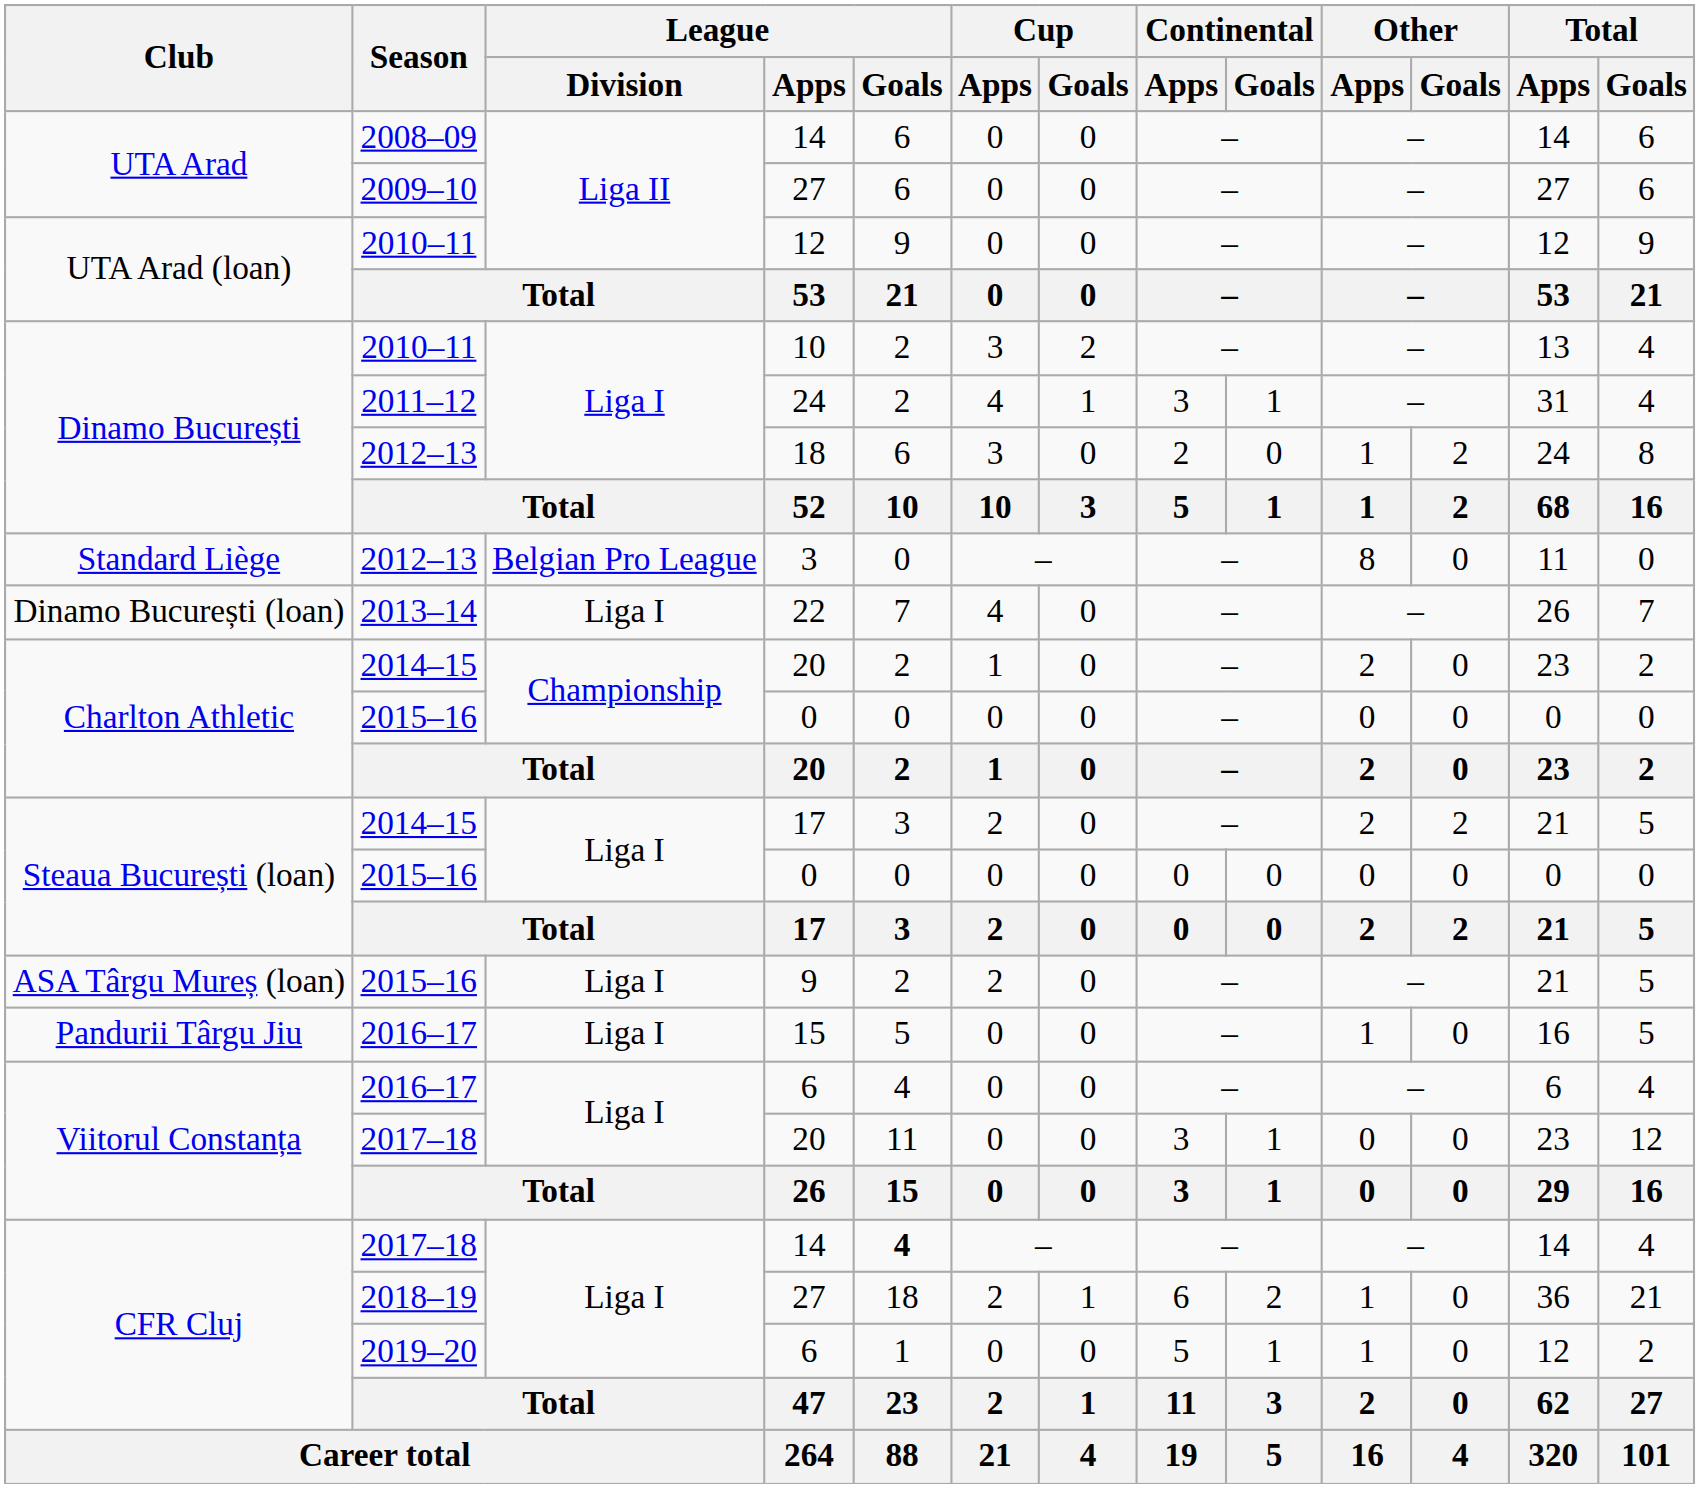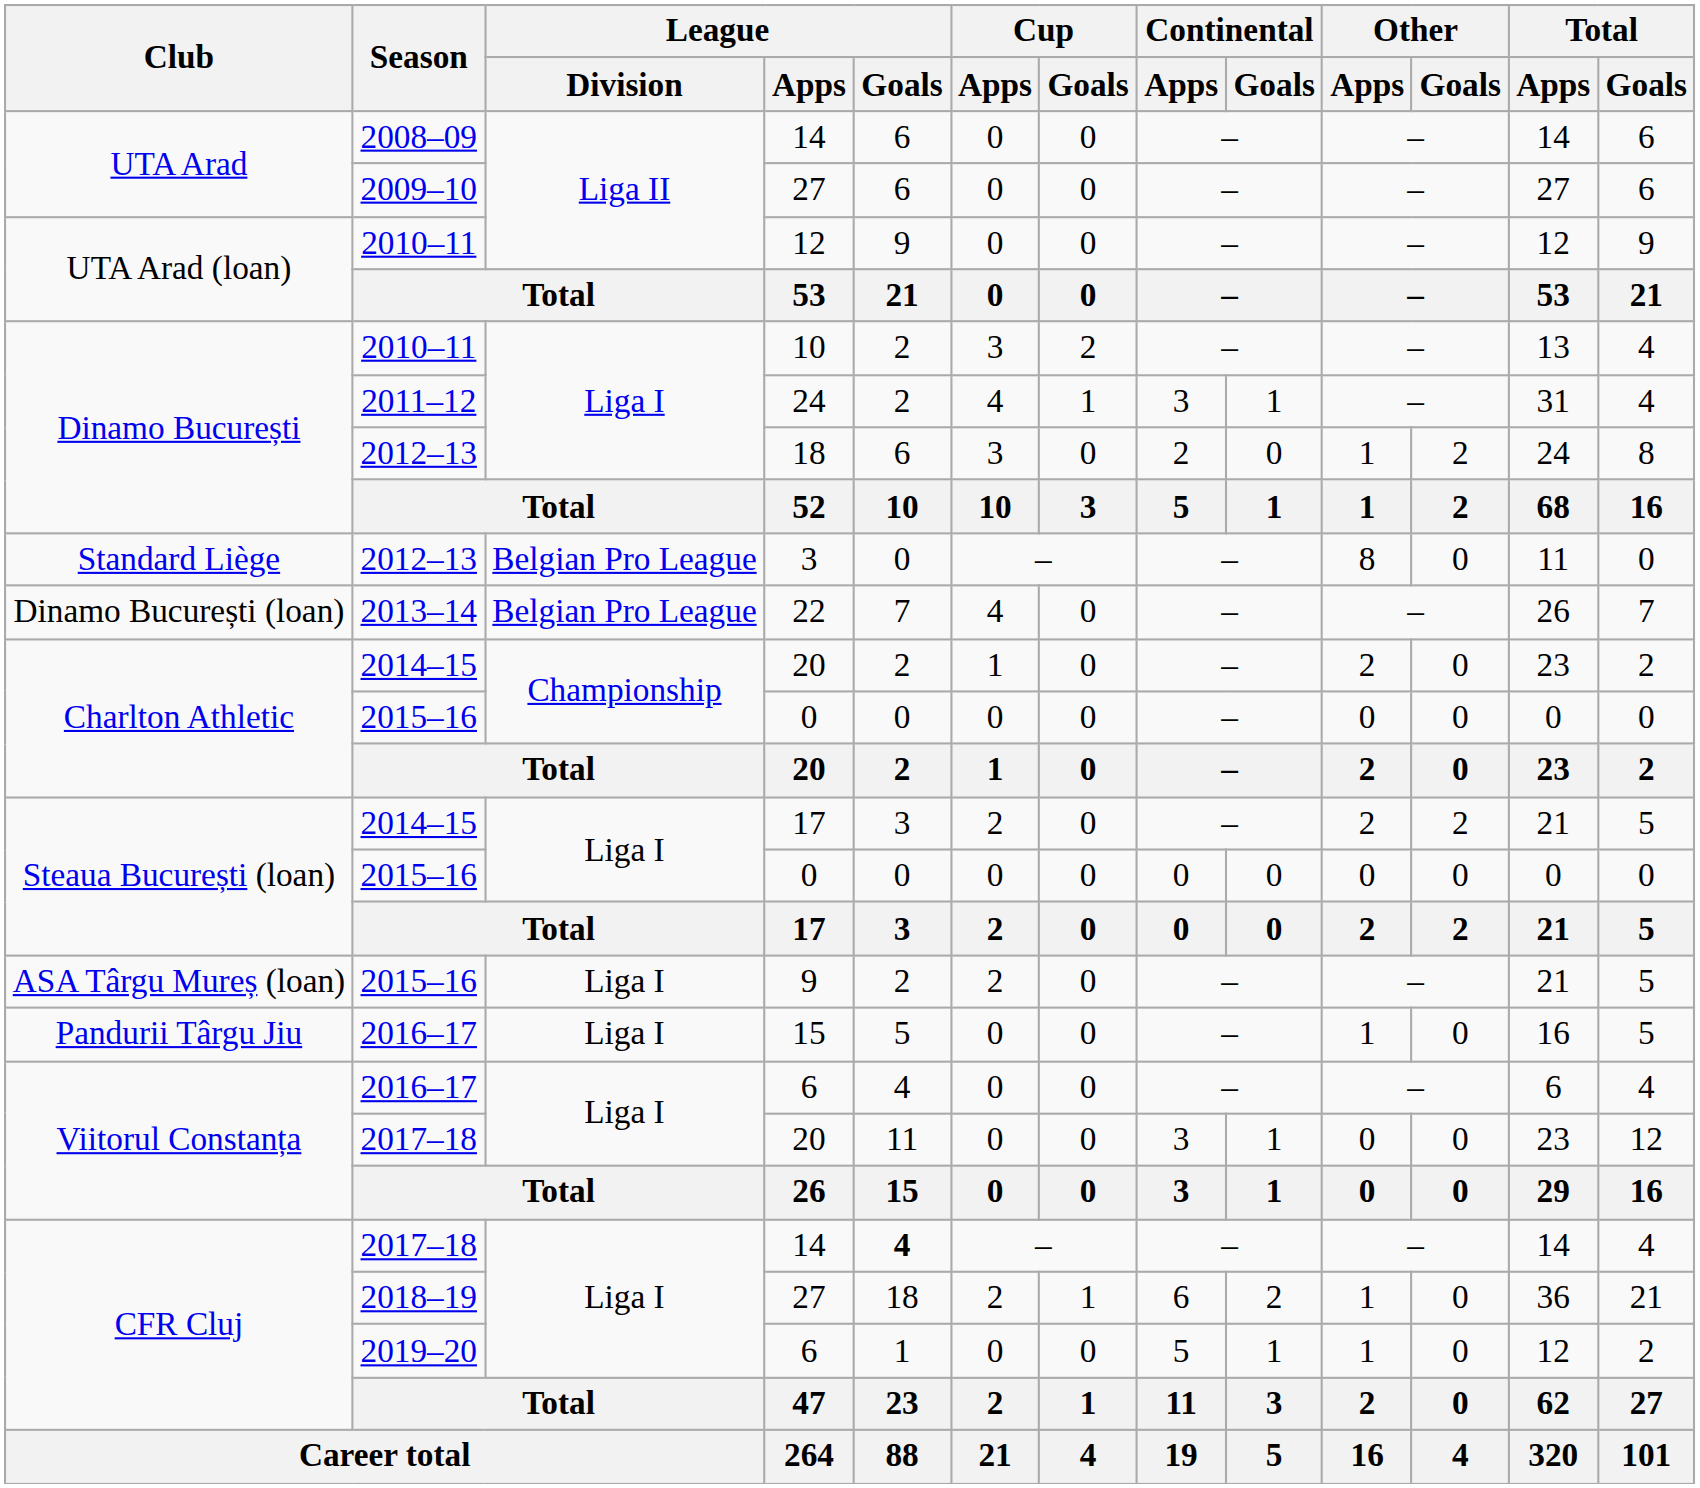(624, 611) Liga I -> (625, 611) Belgian Pro League
